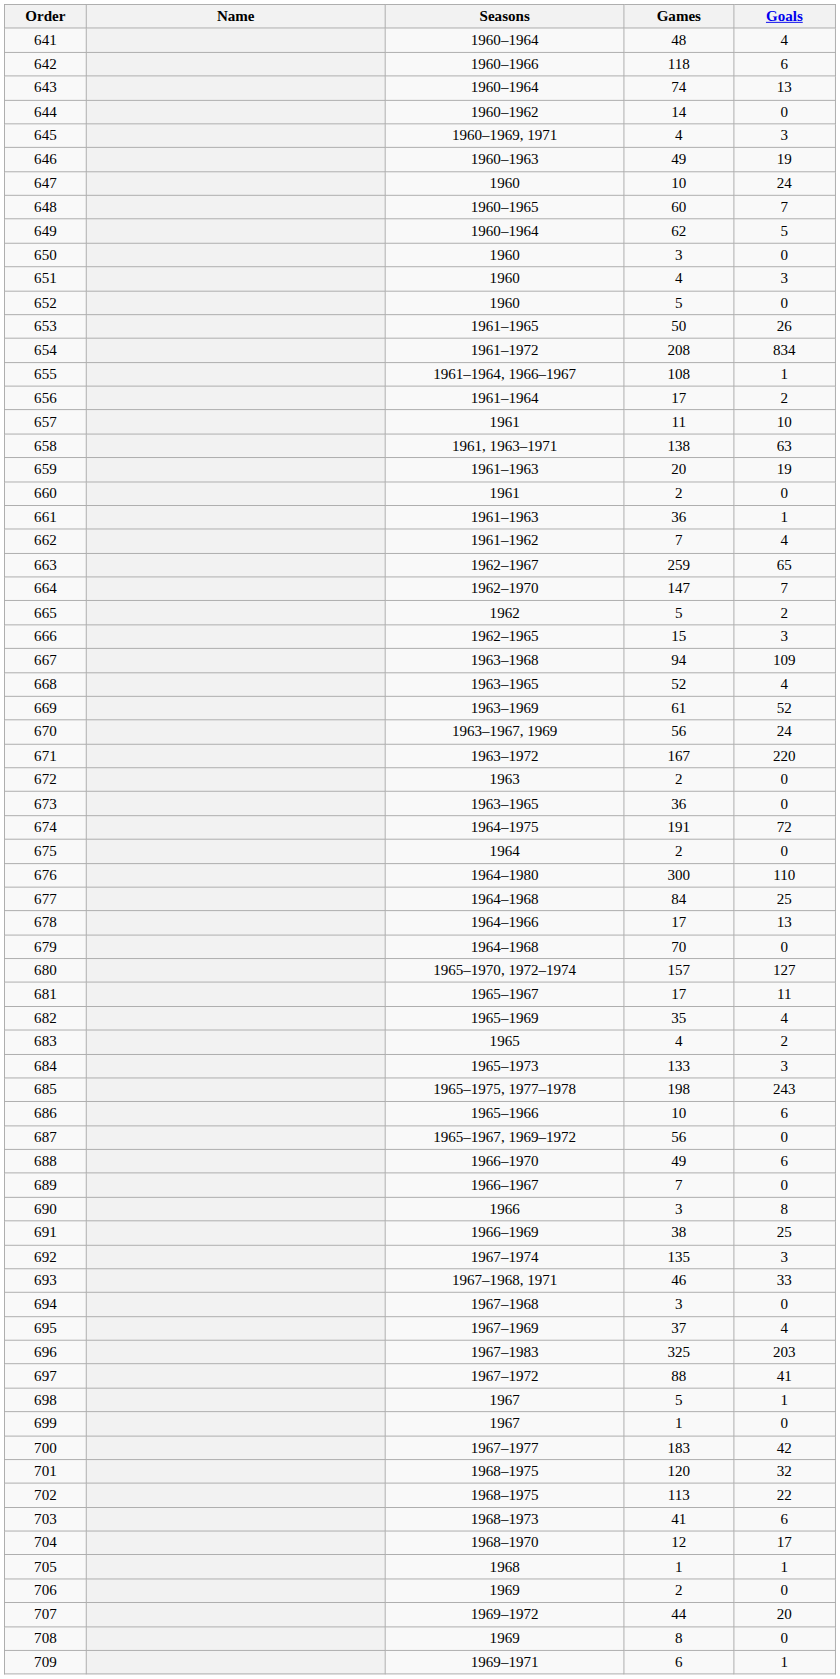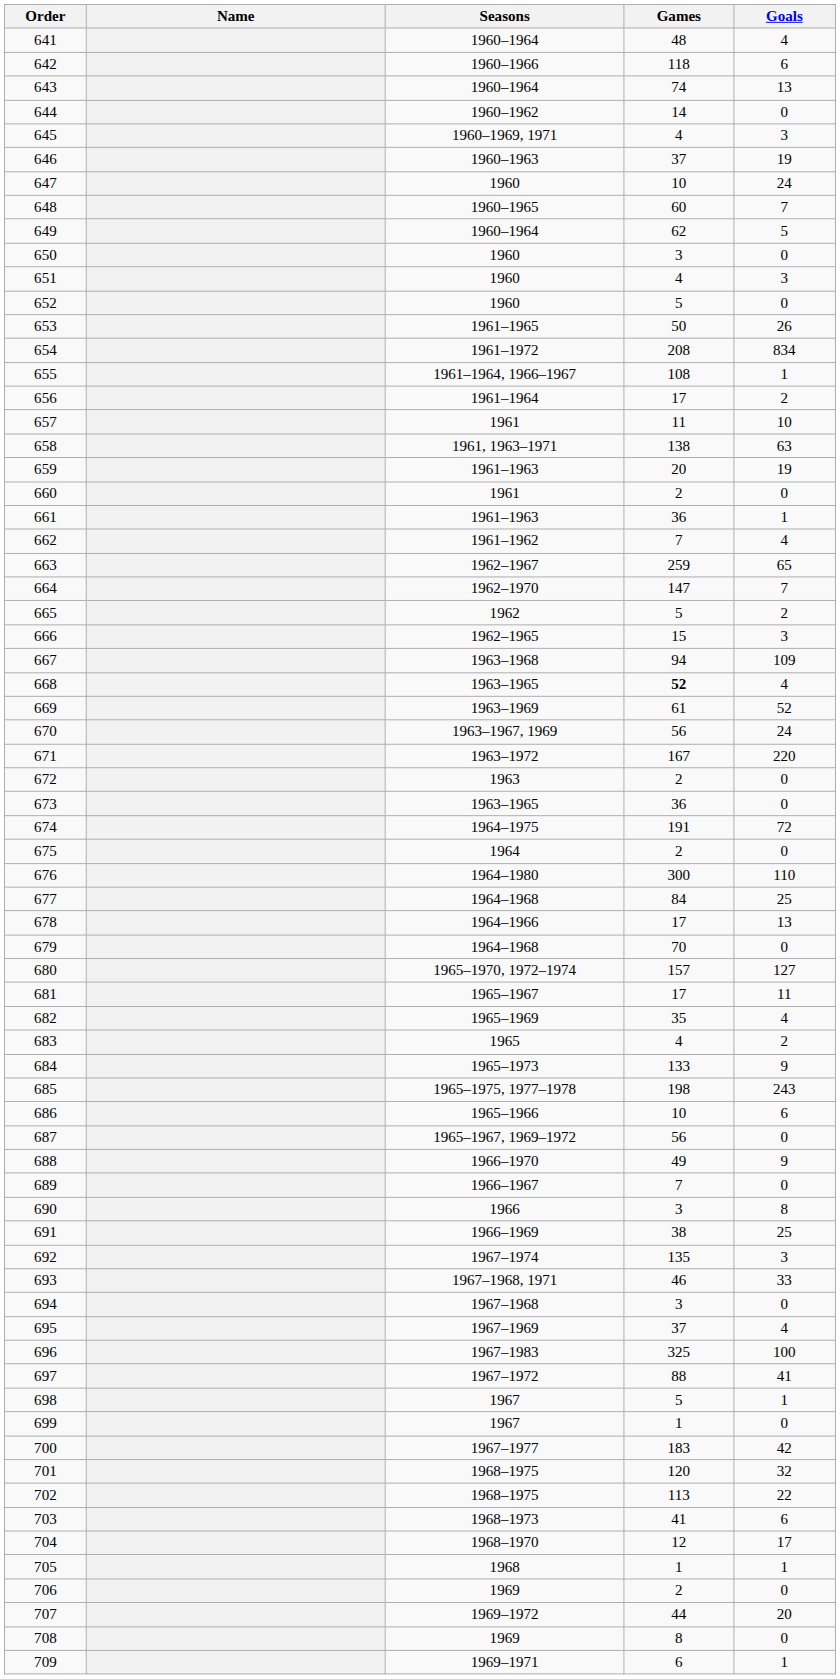(679, 159) 49 -> (679, 159) 37
(679, 684) normal -> (679, 684) bold
(784, 1065) 3 -> (784, 1065) 9
(784, 1161) 6 -> (784, 1161) 9
(784, 1352) 203 -> (784, 1352) 100
